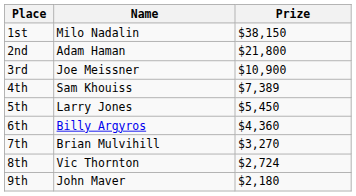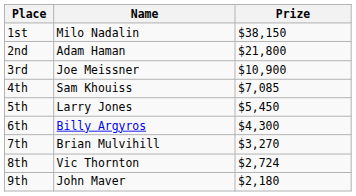(259, 88) $7,389 -> (259, 88) $7,085
(259, 126) $4,360 -> (259, 126) $4,300
